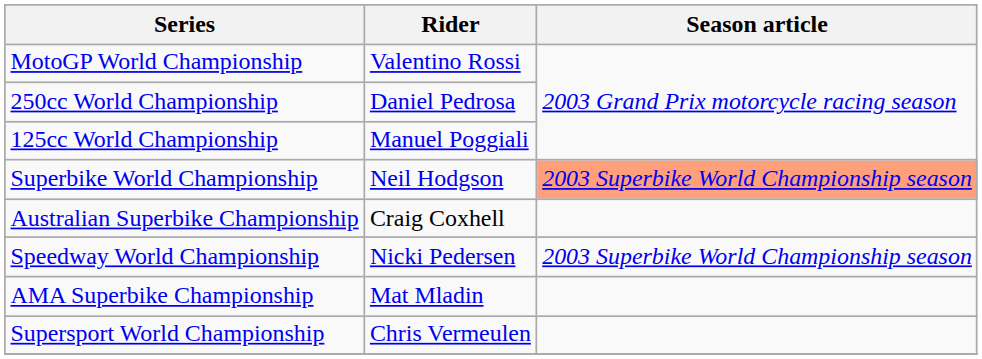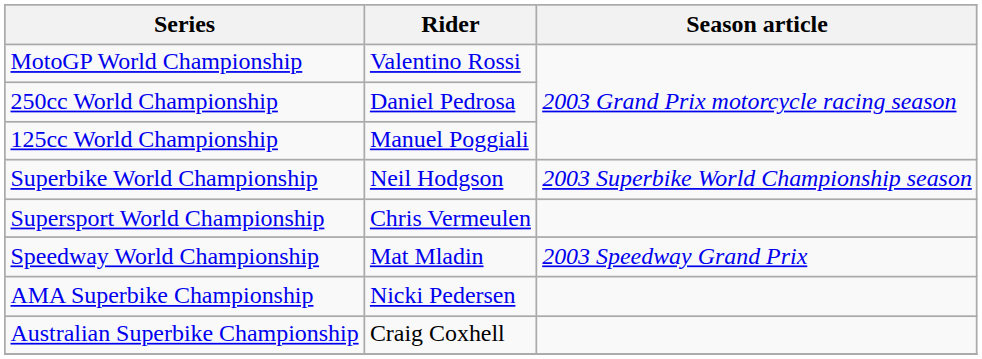(757, 179) lightsalmon background -> (757, 179) no background
rows swapped: (167, 334) <-> (185, 217)
(443, 256) Nicki Pedersen -> (427, 256) Mat Mladin
(757, 256) 2003 Superbike World Championship season -> (675, 256) 2003 Speedway Grand Prix
(427, 295) Mat Mladin -> (443, 295) Nicki Pedersen
